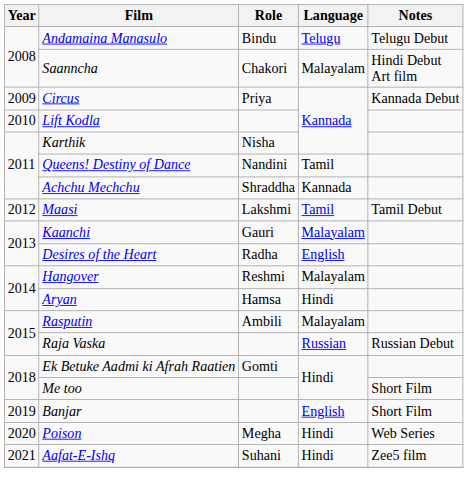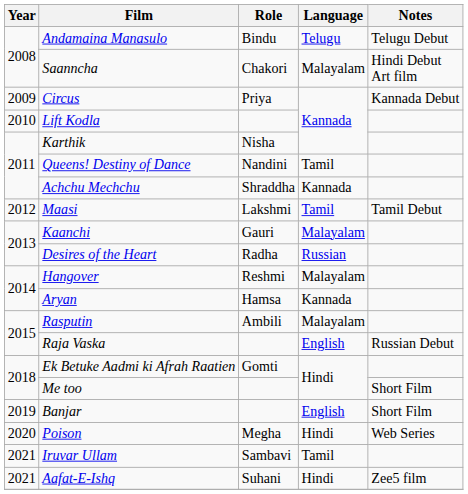(323, 254) English -> (324, 254) Russian
(318, 299) Hindi -> (327, 299) Kannada
(324, 344) Russian -> (323, 344) English
+ row: (80, 455)
